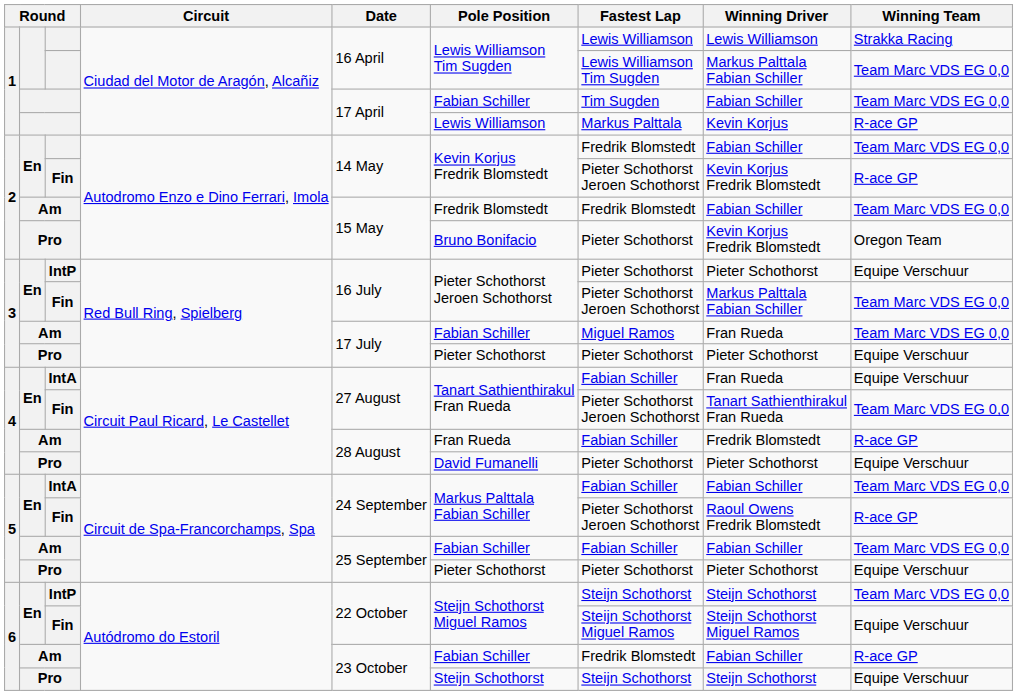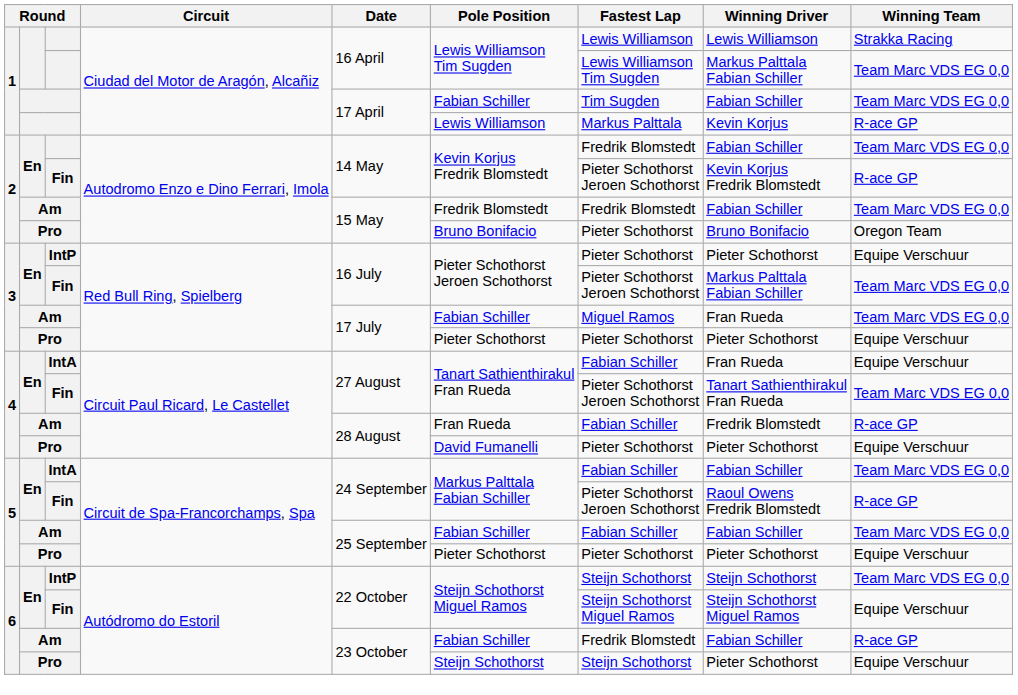(763, 239) Kevin Korjus Fredrik Blomstedt -> (758, 231) Bruno Bonifacio
(761, 678) Steijn Schothorst -> (762, 662) Pieter Schothorst
